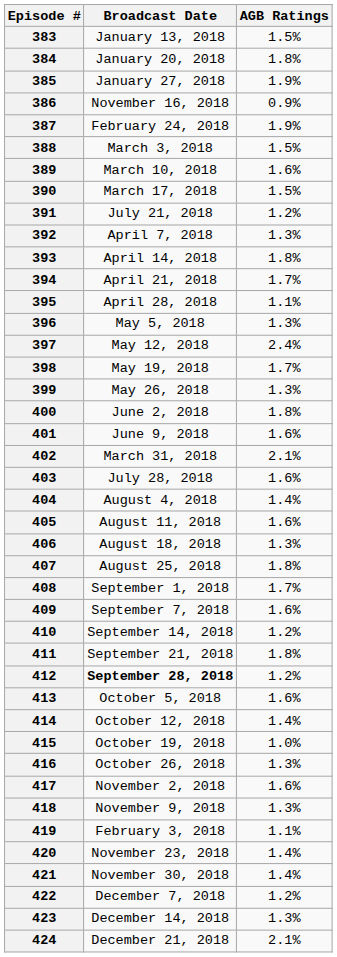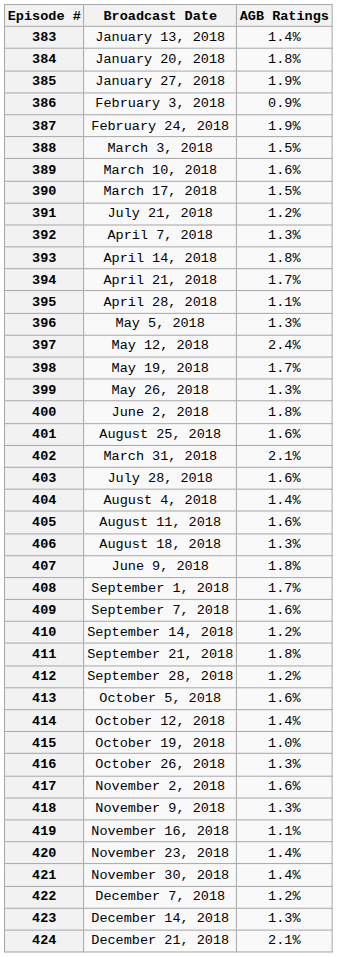(284, 38) 1.5% -> (284, 38) 1.4%
(160, 104) November 16, 2018 -> (160, 104) February 3, 2018
(160, 434) June 9, 2018 -> (160, 434) August 25, 2018
(160, 566) August 25, 2018 -> (160, 566) June 9, 2018
(160, 677) bold -> (160, 677) normal
(160, 831) February 3, 2018 -> (160, 831) November 16, 2018
